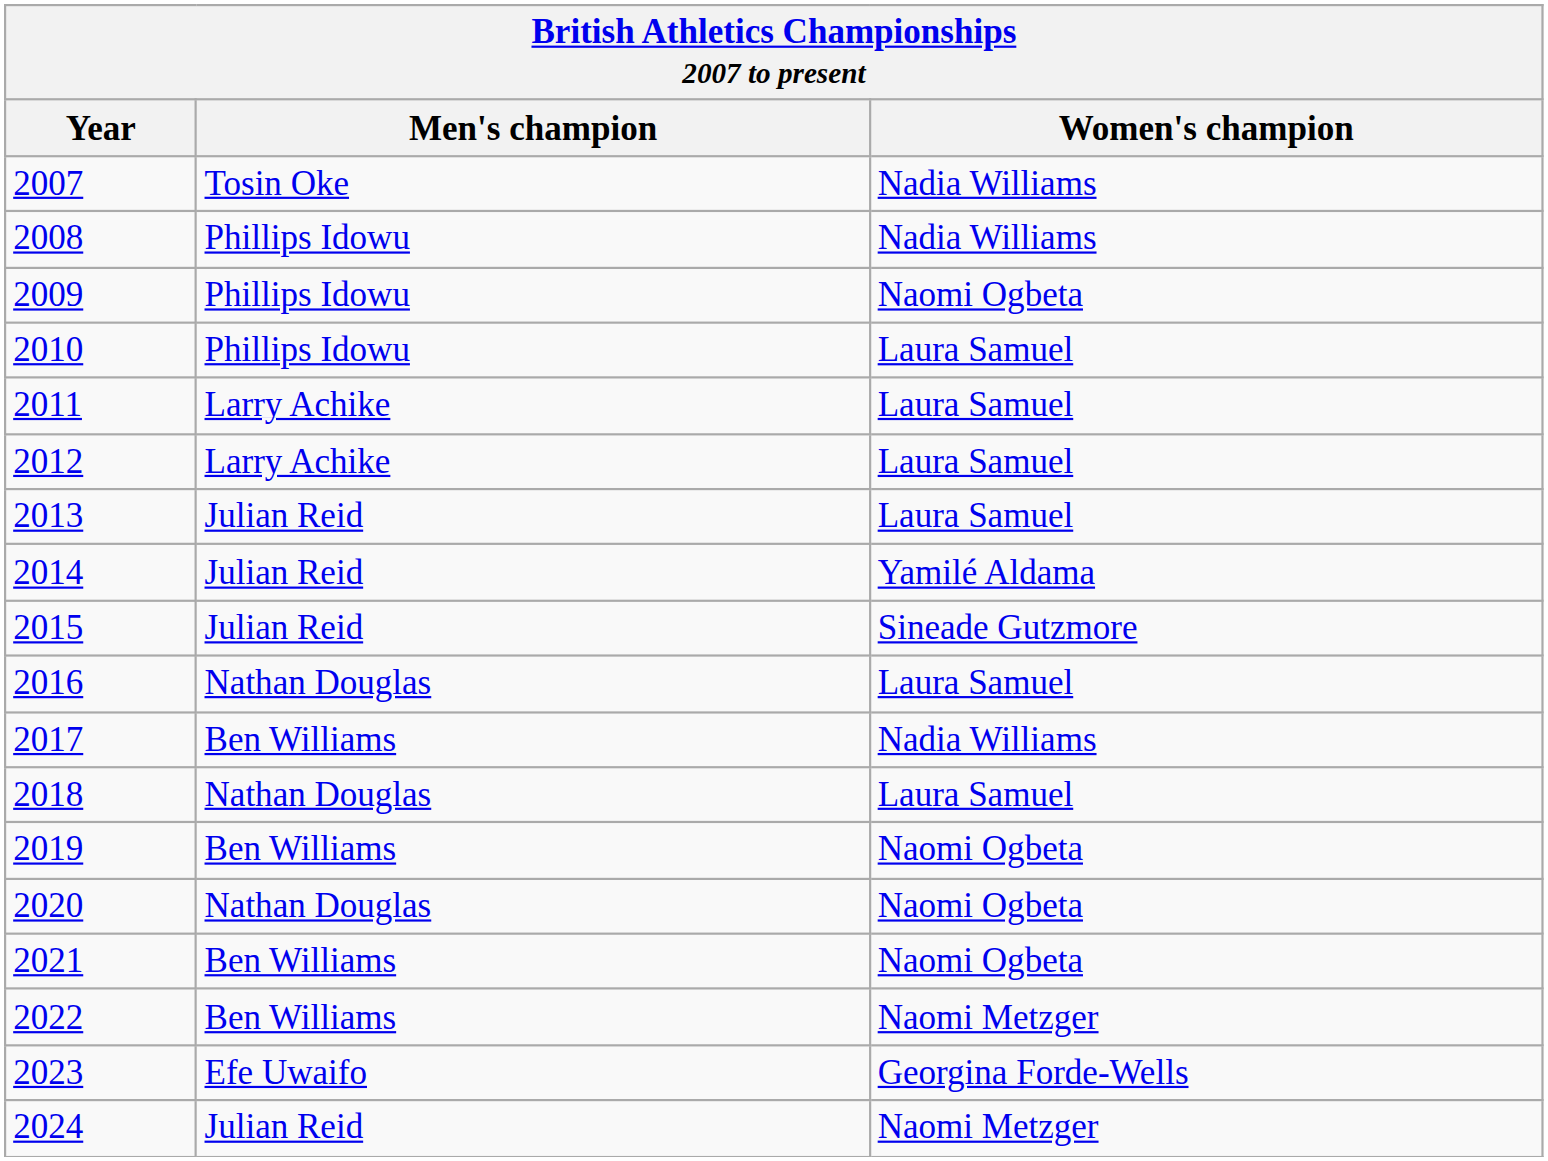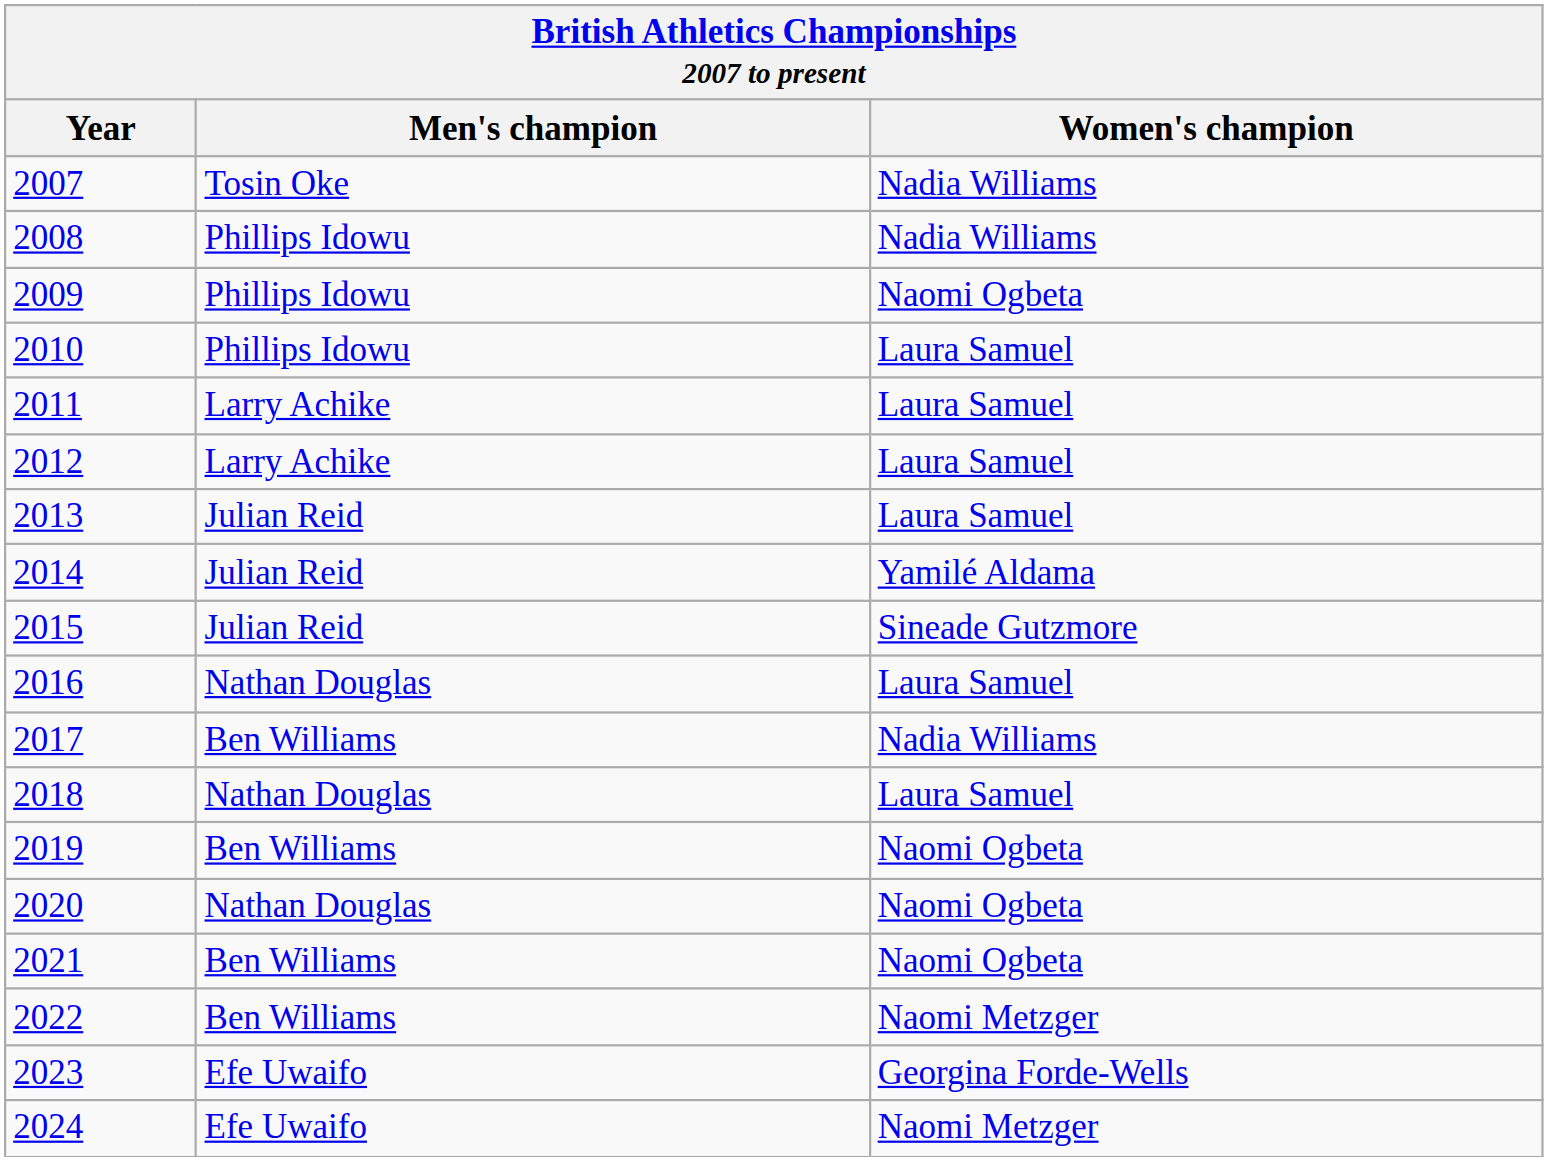(284, 1127) Julian Reid -> (286, 1127) Efe Uwaifo
